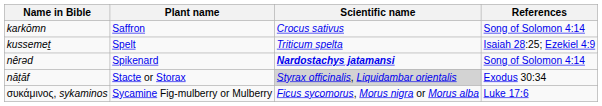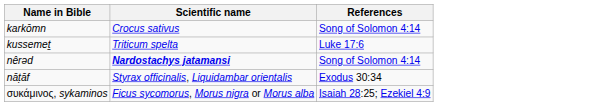- column: (192, 12)
(539, 45) Isaiah 28:25; Ezekiel 4:9 -> (341, 45) Luke 17:6
(367, 77) lightgrey background -> (202, 77) no background
(506, 93) Luke 17:6 -> (375, 93) Isaiah 28:25; Ezekiel 4:9
